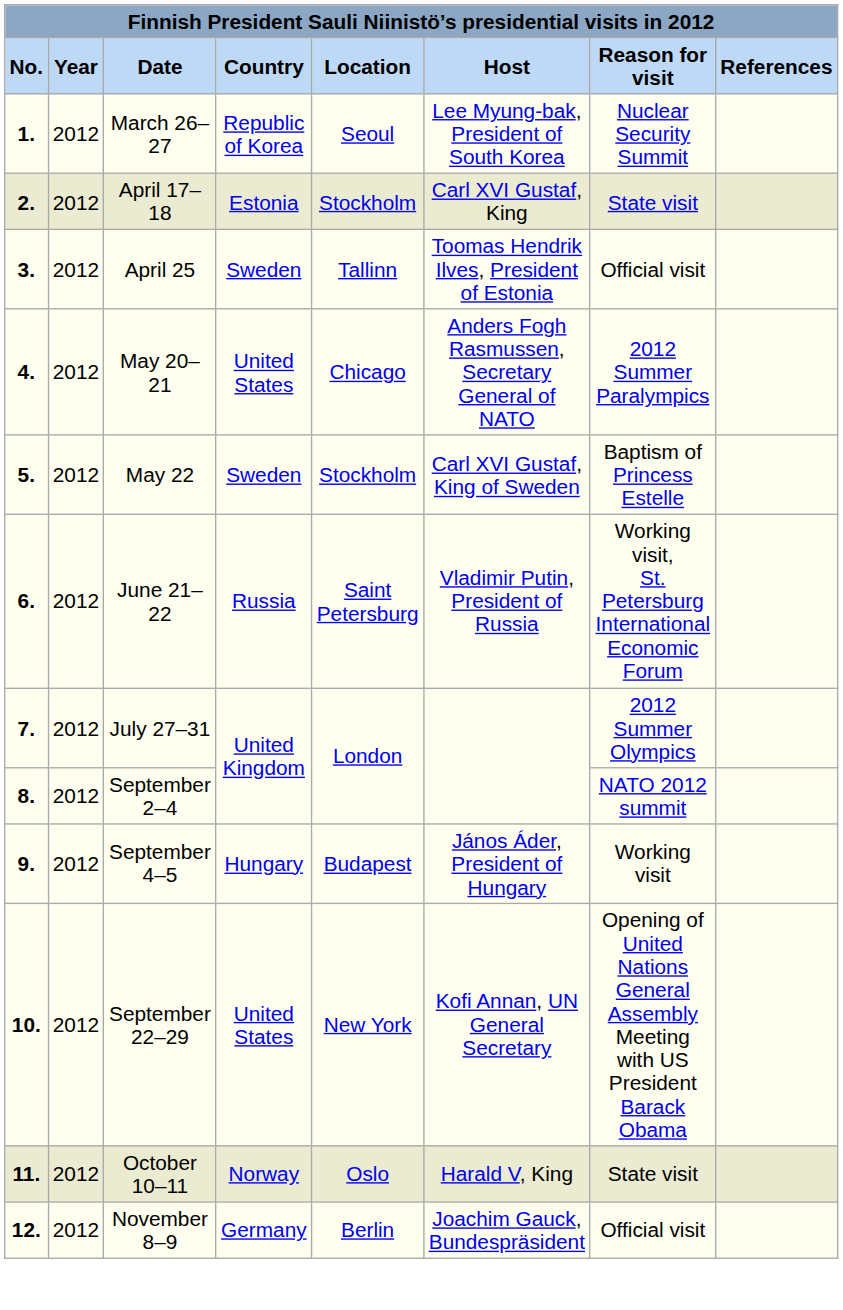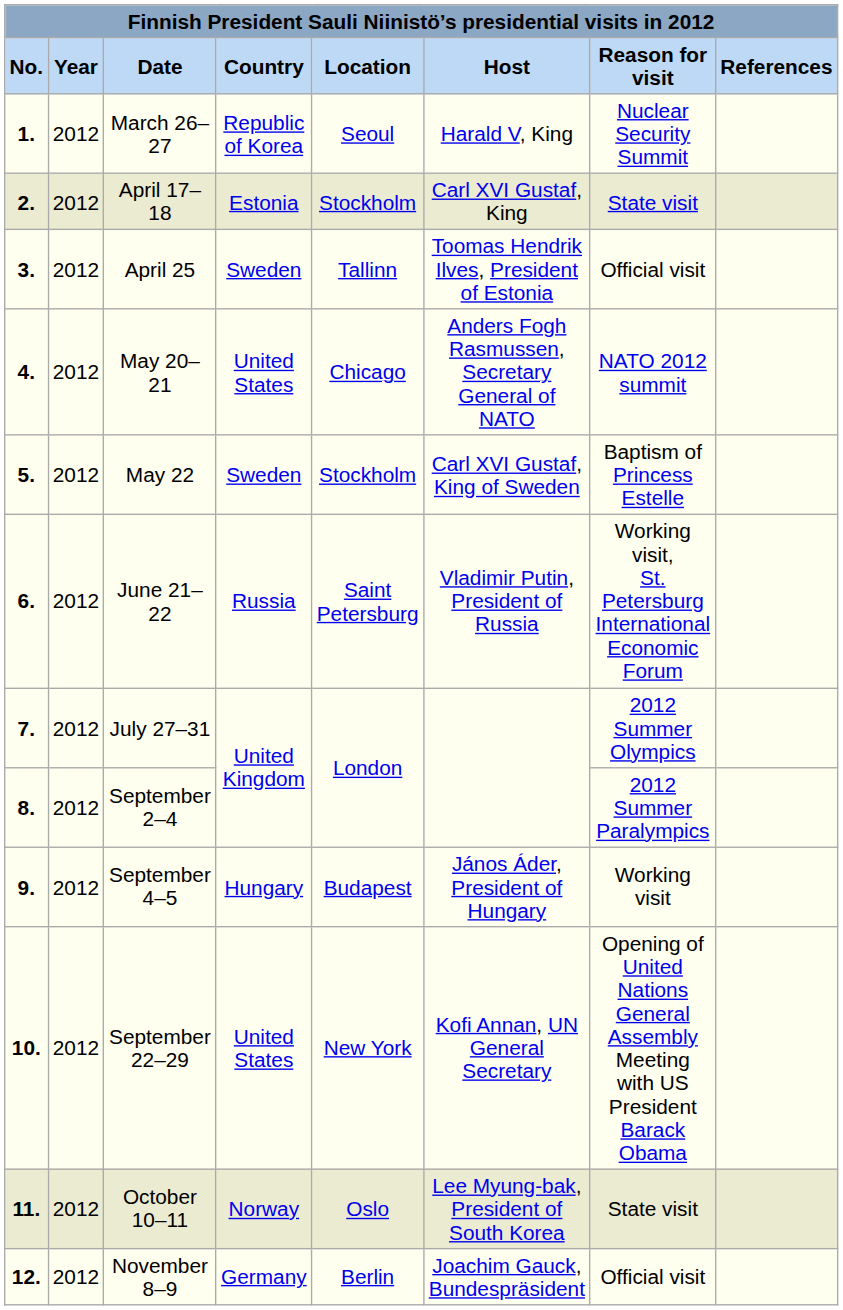(507, 134) Lee Myung-bak, President of South Korea -> (507, 134) Harald V, King
(653, 373) 2012 Summer Paralympics -> (653, 373) NATO 2012 summit
(653, 795) NATO 2012 summit -> (653, 807) 2012 Summer Paralympics
(507, 1174) Harald V, King -> (507, 1209) Lee Myung-bak, President of South Korea
